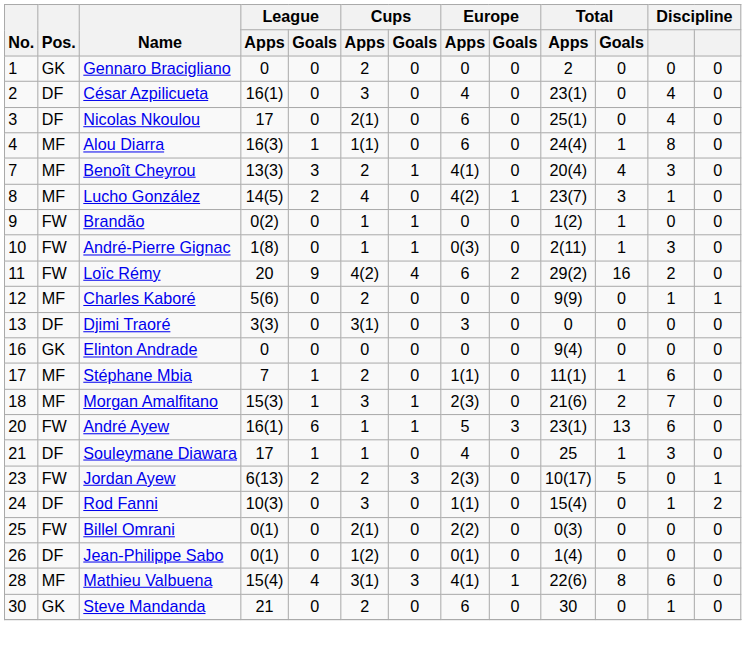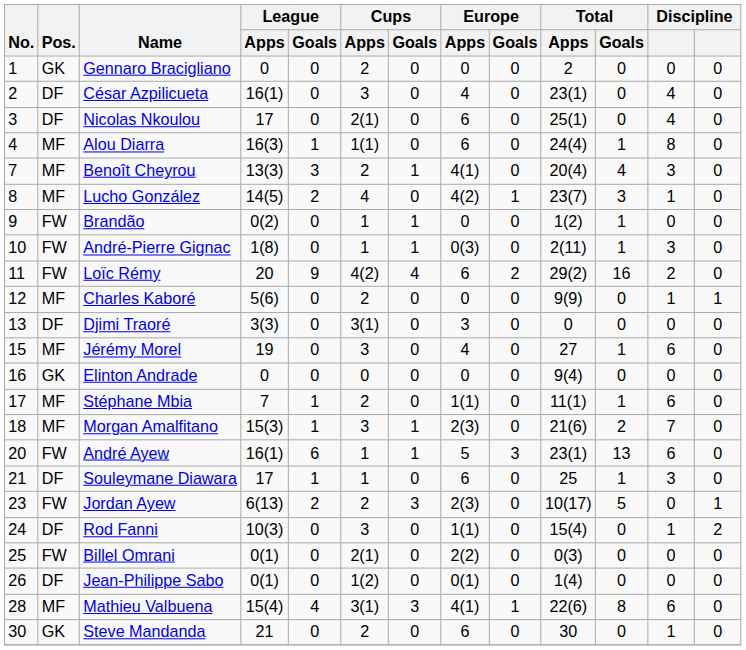+ row: (132, 350)
(465, 453) 4 -> (465, 478) 6
